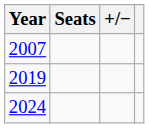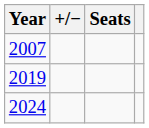columns swapped: (75, 19) <-> (117, 19)
